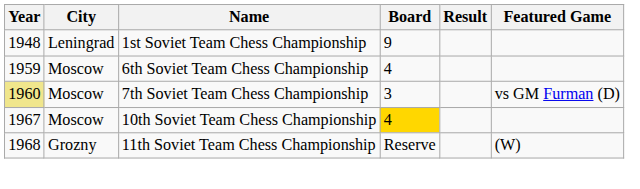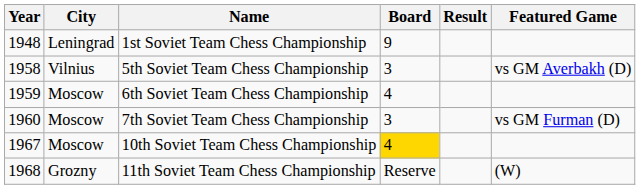+ row: (245, 68)
(24, 94) khaki background -> (24, 119) no background
